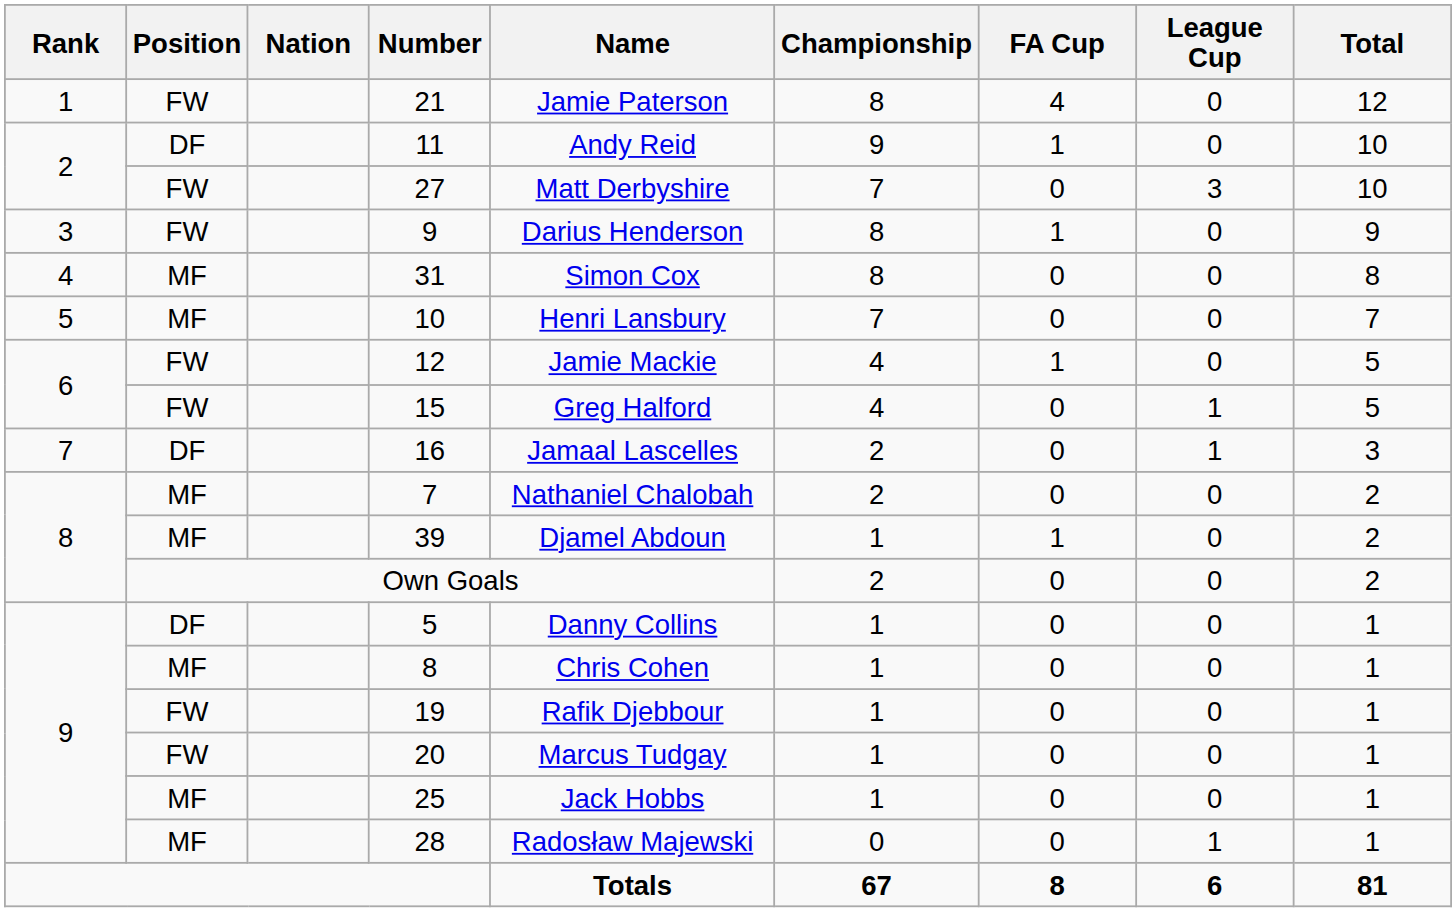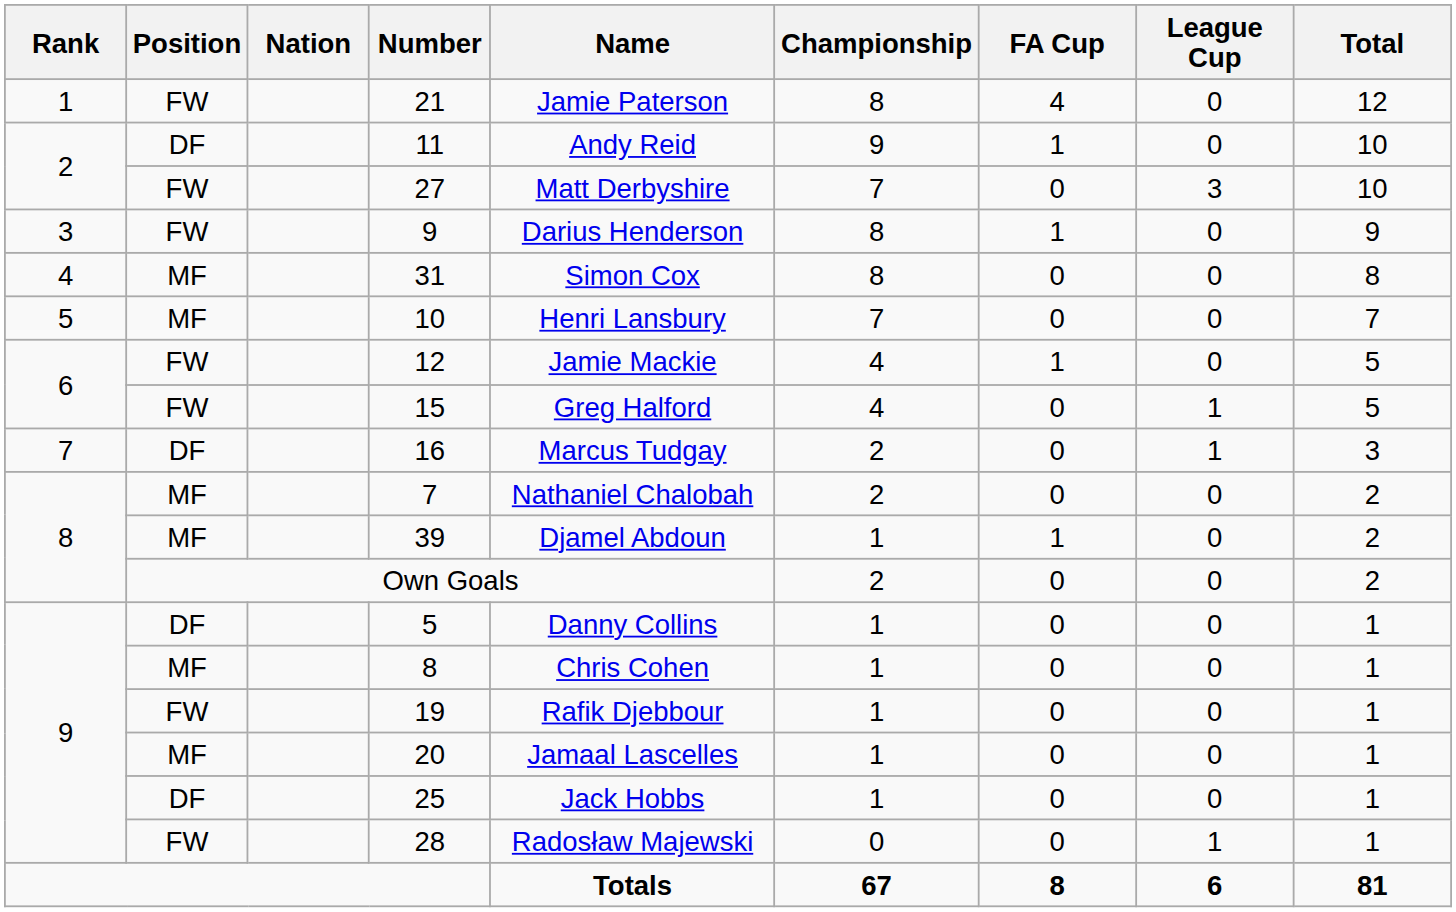(633, 450) Jamaal Lascelles -> (633, 450) Marcus Tudgay
(187, 754) FW -> (187, 754) MF
(633, 754) Marcus Tudgay -> (633, 754) Jamaal Lascelles
(187, 798) MF -> (187, 798) DF
(187, 842) MF -> (187, 842) FW
